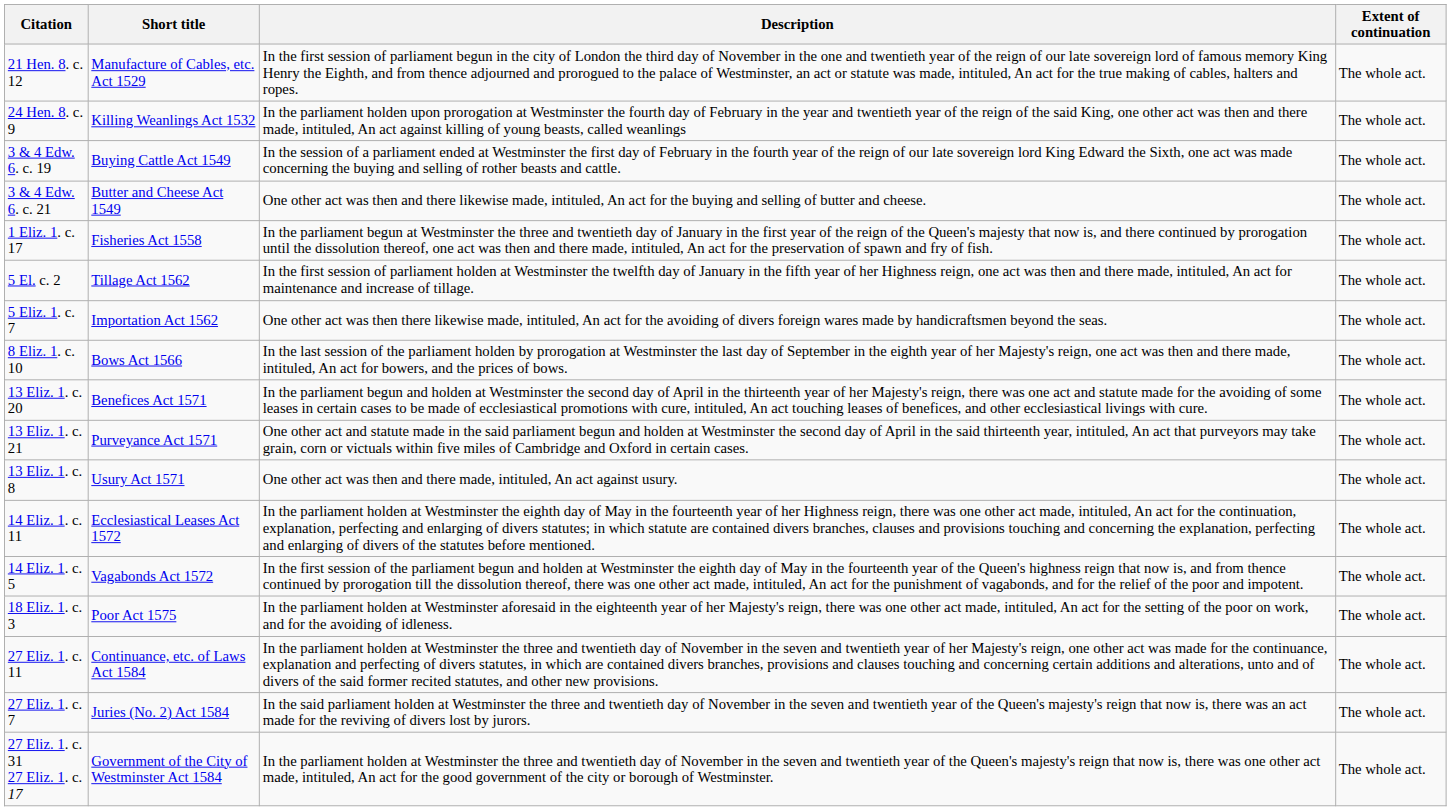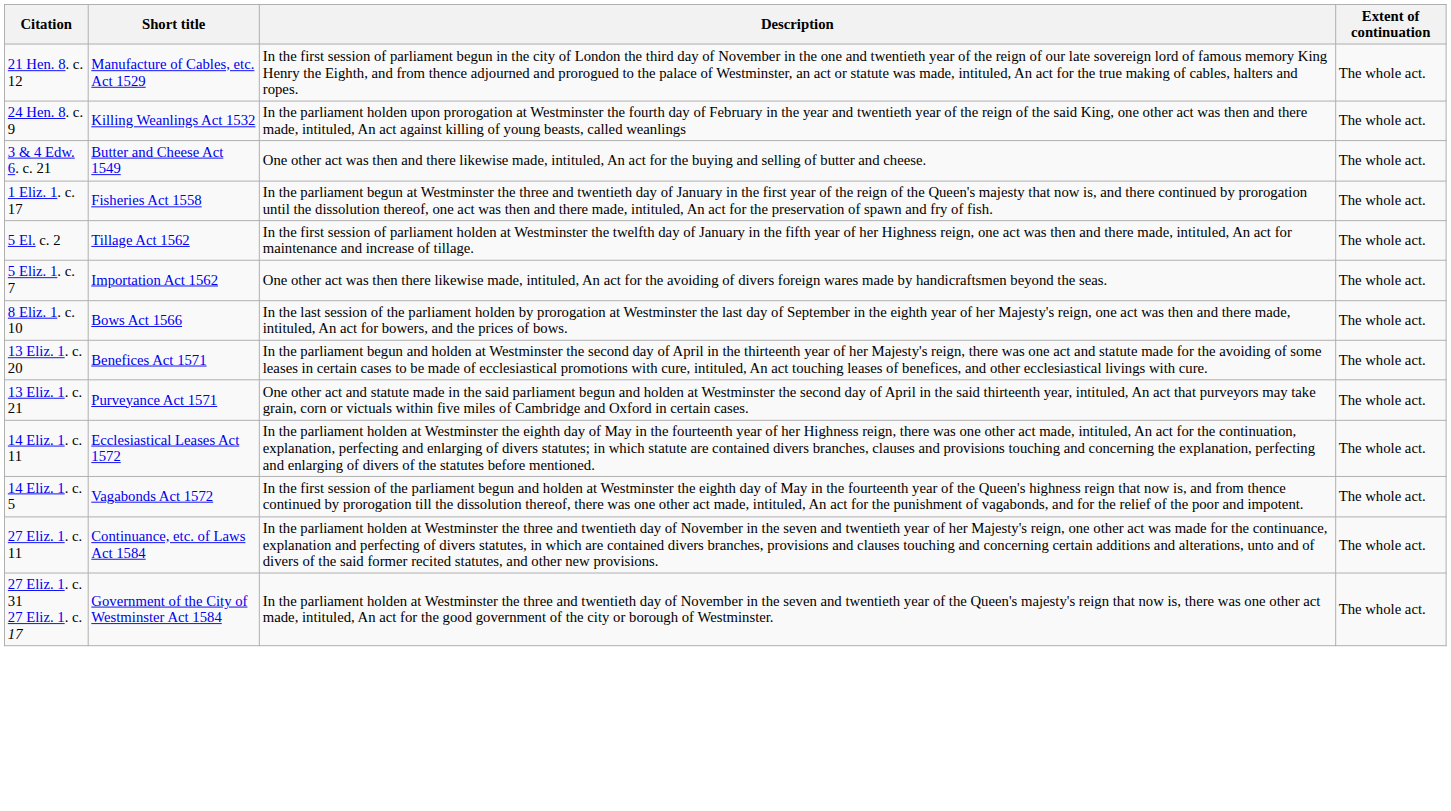- row: (41, 160)
- row: (45, 479)
- row: (45, 616)
- row: (45, 712)
